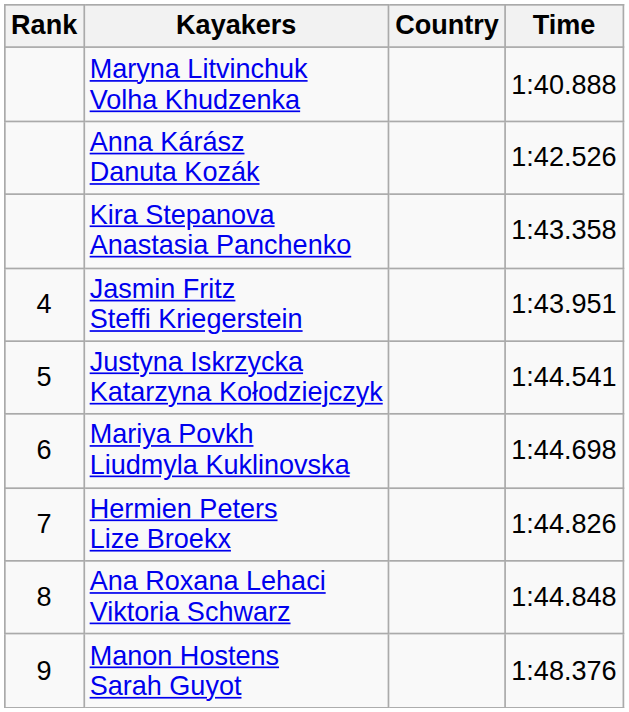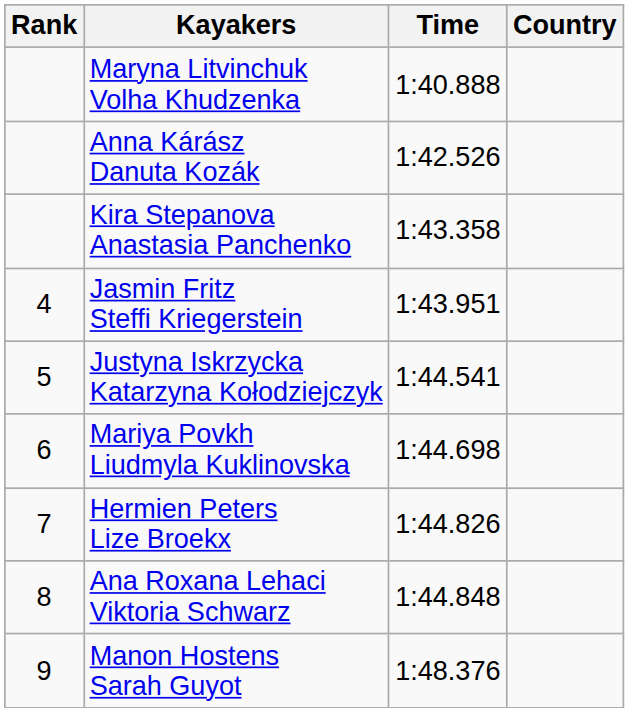columns swapped: (447, 25) <-> (564, 25)
